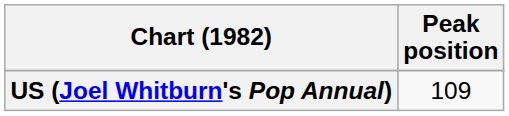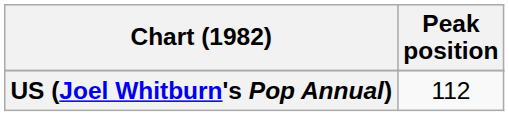(451, 90) 109 -> (451, 90) 112
